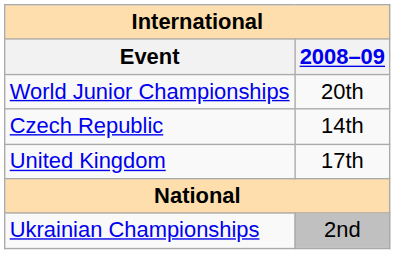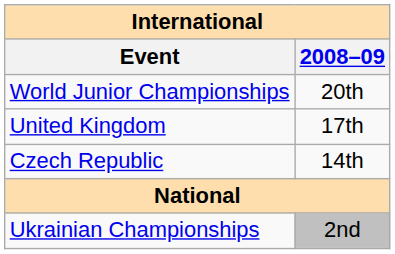rows swapped: (86, 126) <-> (88, 160)
